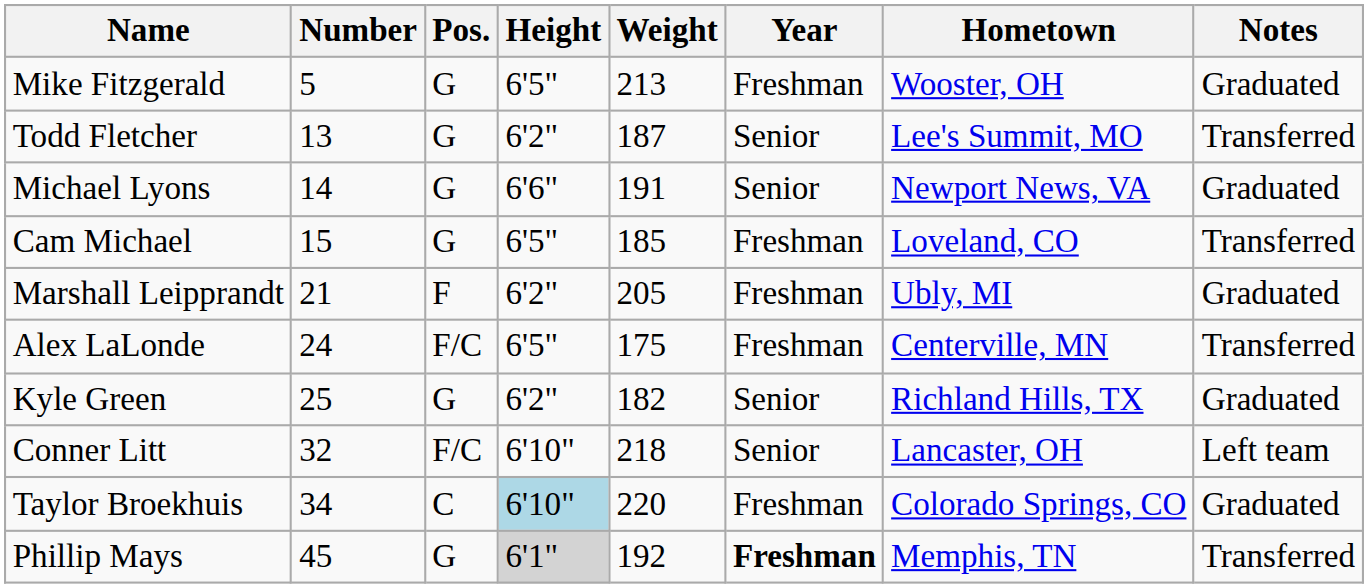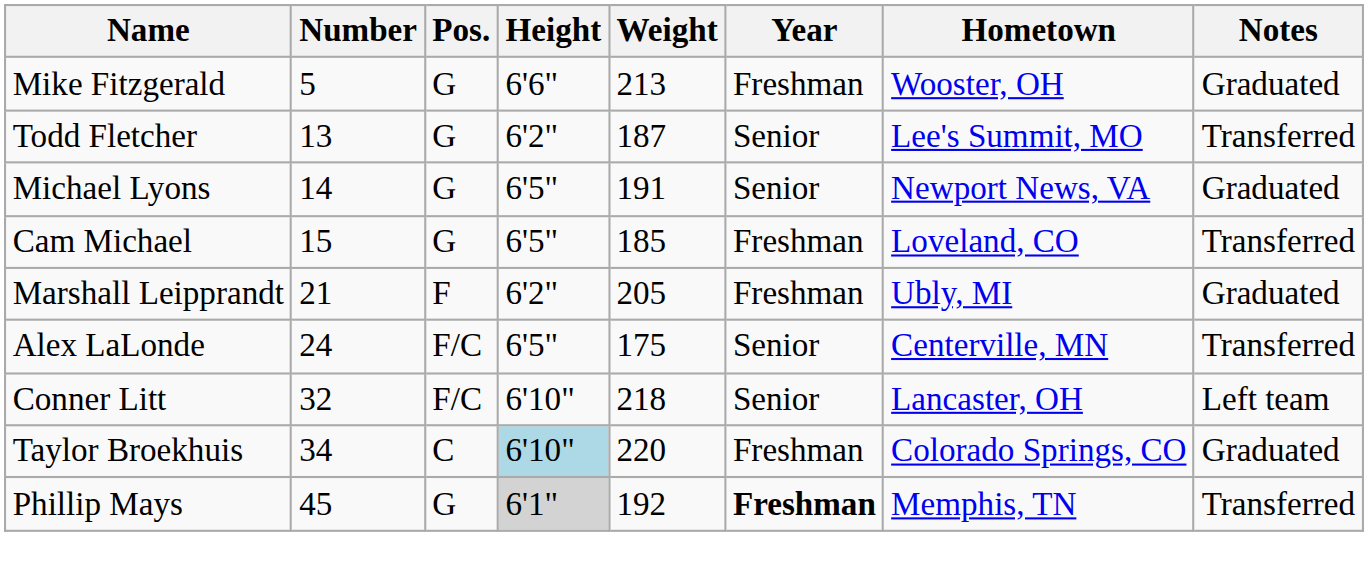(532, 83) 6'5" -> (532, 83) 6'6"
(532, 188) 6'6" -> (532, 188) 6'5"
(798, 345) Freshman -> (776, 345) Senior
- row: (89, 398)
